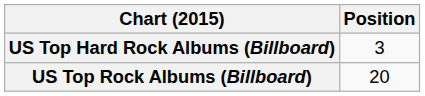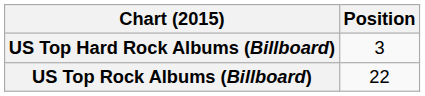(379, 76) 20 -> (379, 76) 22
